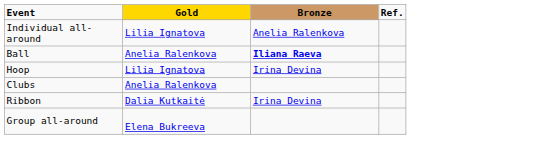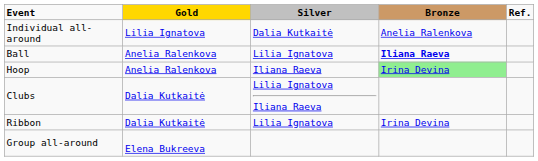+ column: (315, 12)
(165, 69) Lilia Ignatova -> (171, 69) Anelia Ralenkova
(287, 69) no background -> (415, 69) lightgreen background
(171, 85) Anelia Ralenkova -> (165, 96) Dalia Kutkaitė
